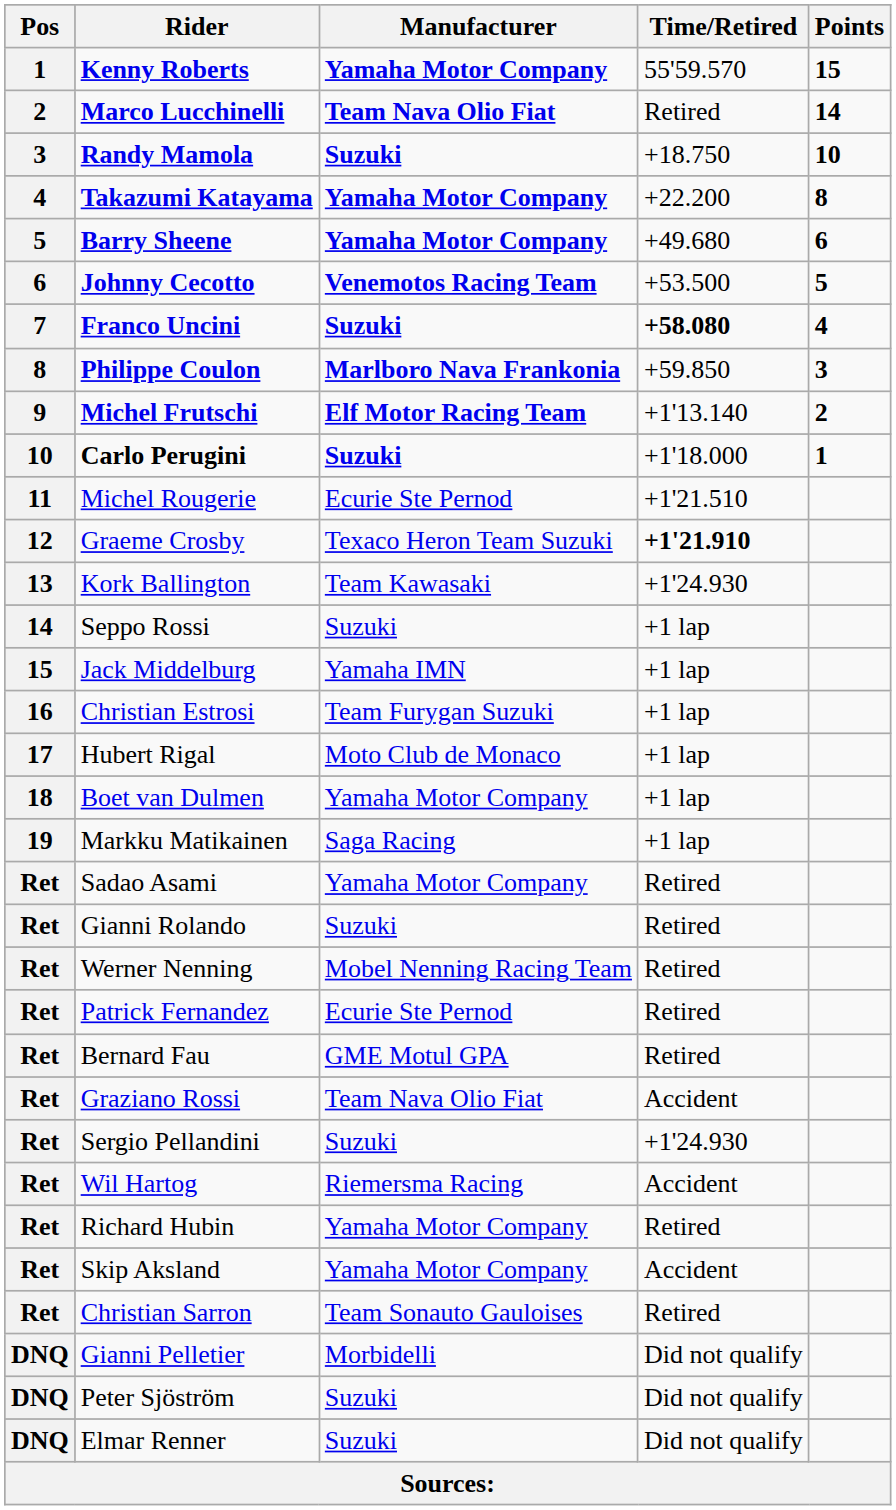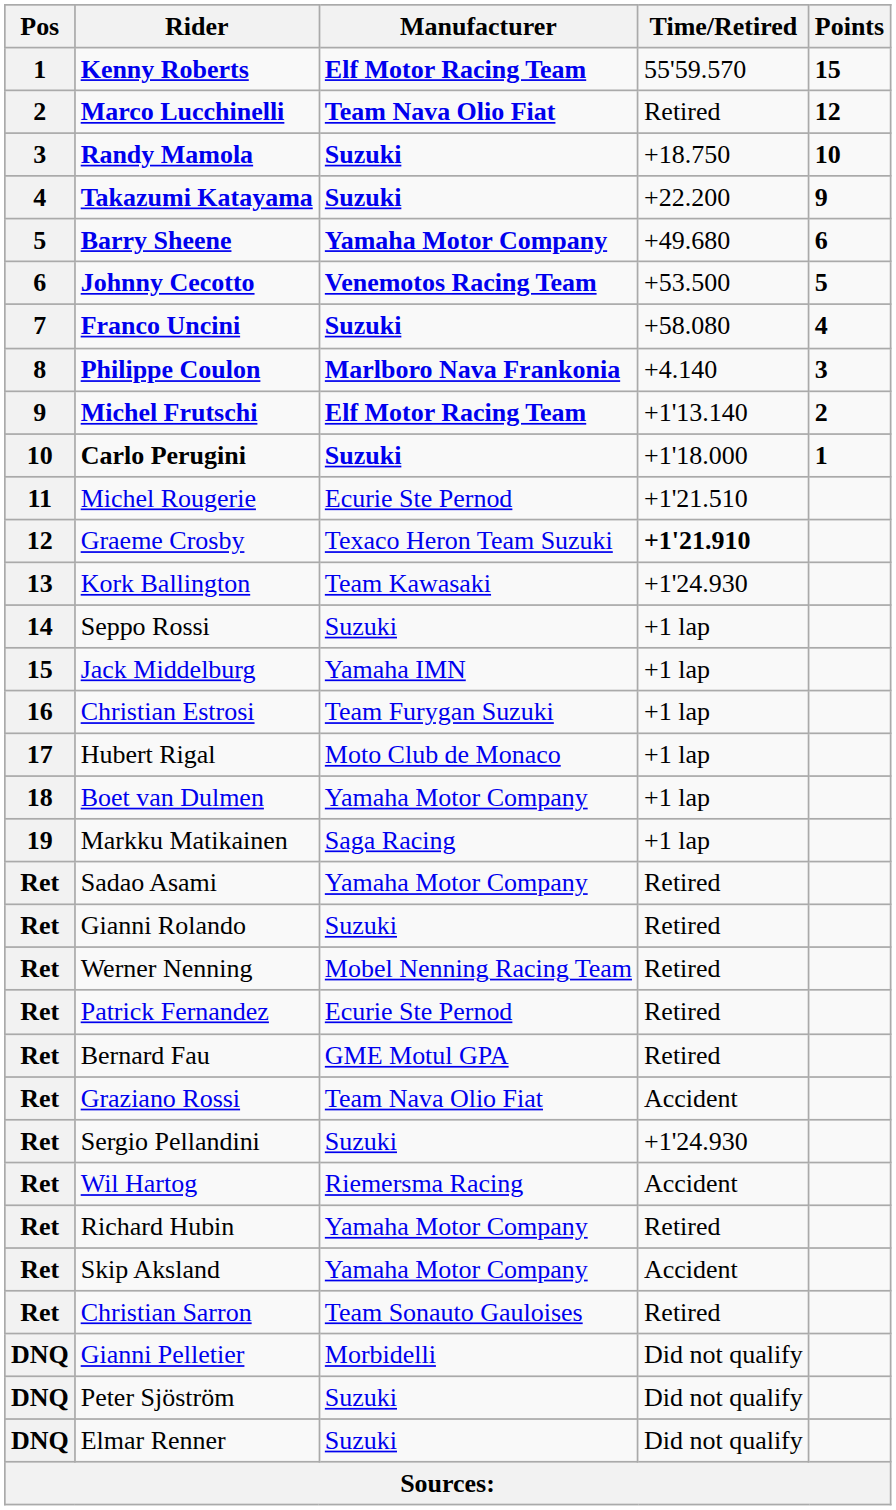(466, 68) Yamaha Motor Company -> (456, 68) Elf Motor Racing Team
(828, 111) 14 -> (828, 111) 12
(466, 197) Yamaha Motor Company -> (363, 197) Suzuki
(821, 197) 8 -> (821, 197) 9
(687, 326) bold -> (687, 326) normal
(687, 368) +59.850 -> (681, 368) +4.140
